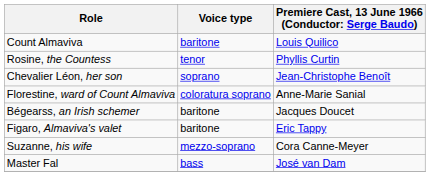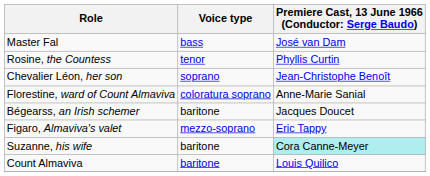rows swapped: (45, 42) <-> (33, 163)
(200, 128) baritone -> (218, 128) mezzo-soprano
(218, 146) mezzo-soprano -> (200, 146) baritone
(322, 146) no background -> (322, 146) paleturquoise background
